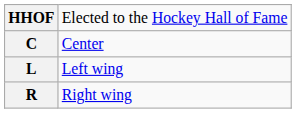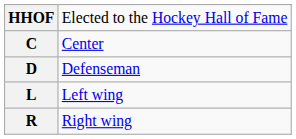+ row: (31, 69)
